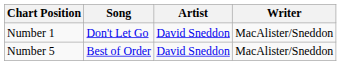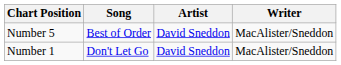rows swapped: (31, 32) <-> (31, 51)
